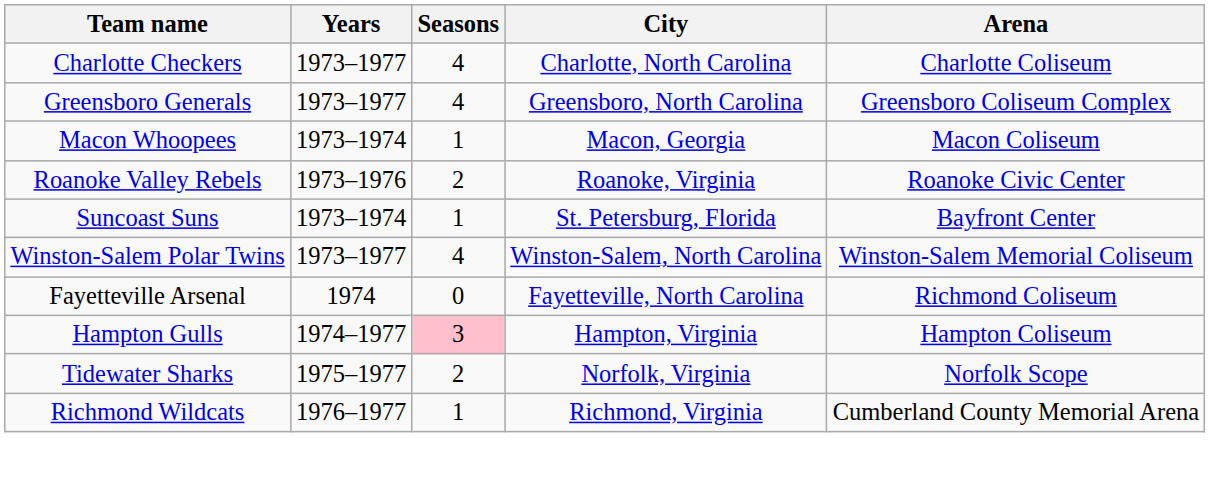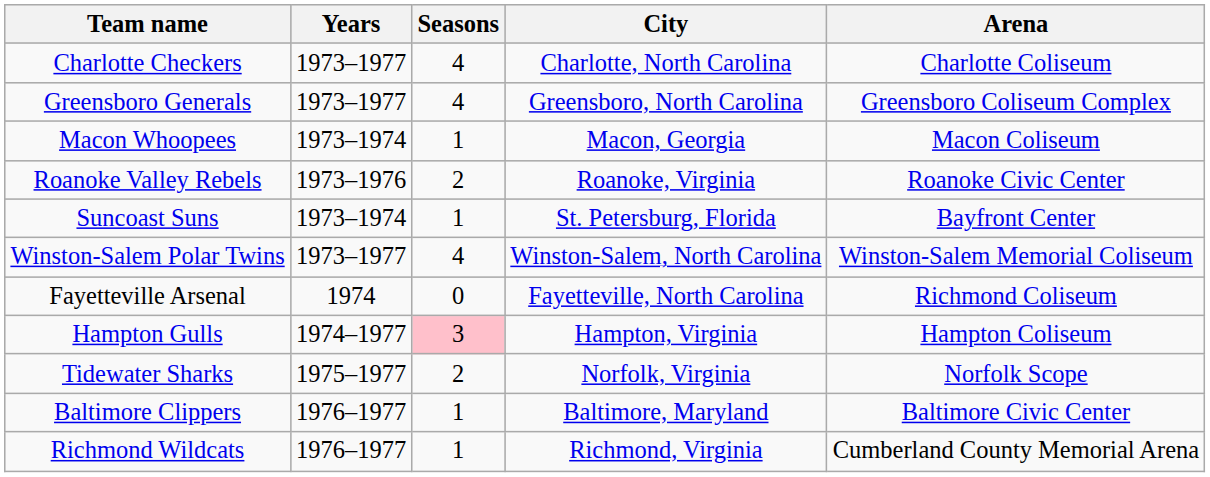+ row: (148, 412)
